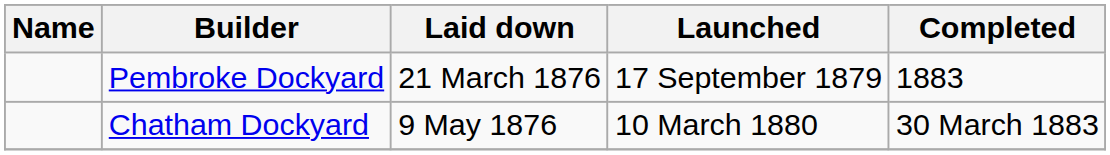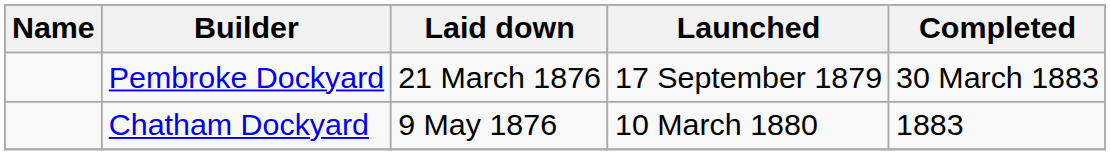(930, 76) 1883 -> (997, 76) 30 March 1883
(997, 125) 30 March 1883 -> (930, 125) 1883
